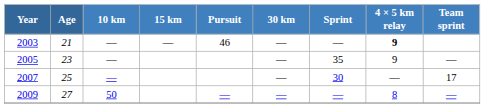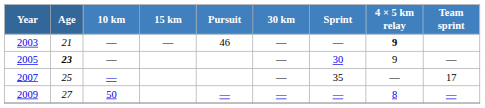(67, 60) normal -> (67, 60) bold
(338, 60) 35 -> (338, 60) 30
(338, 77) 30 -> (338, 77) 35
